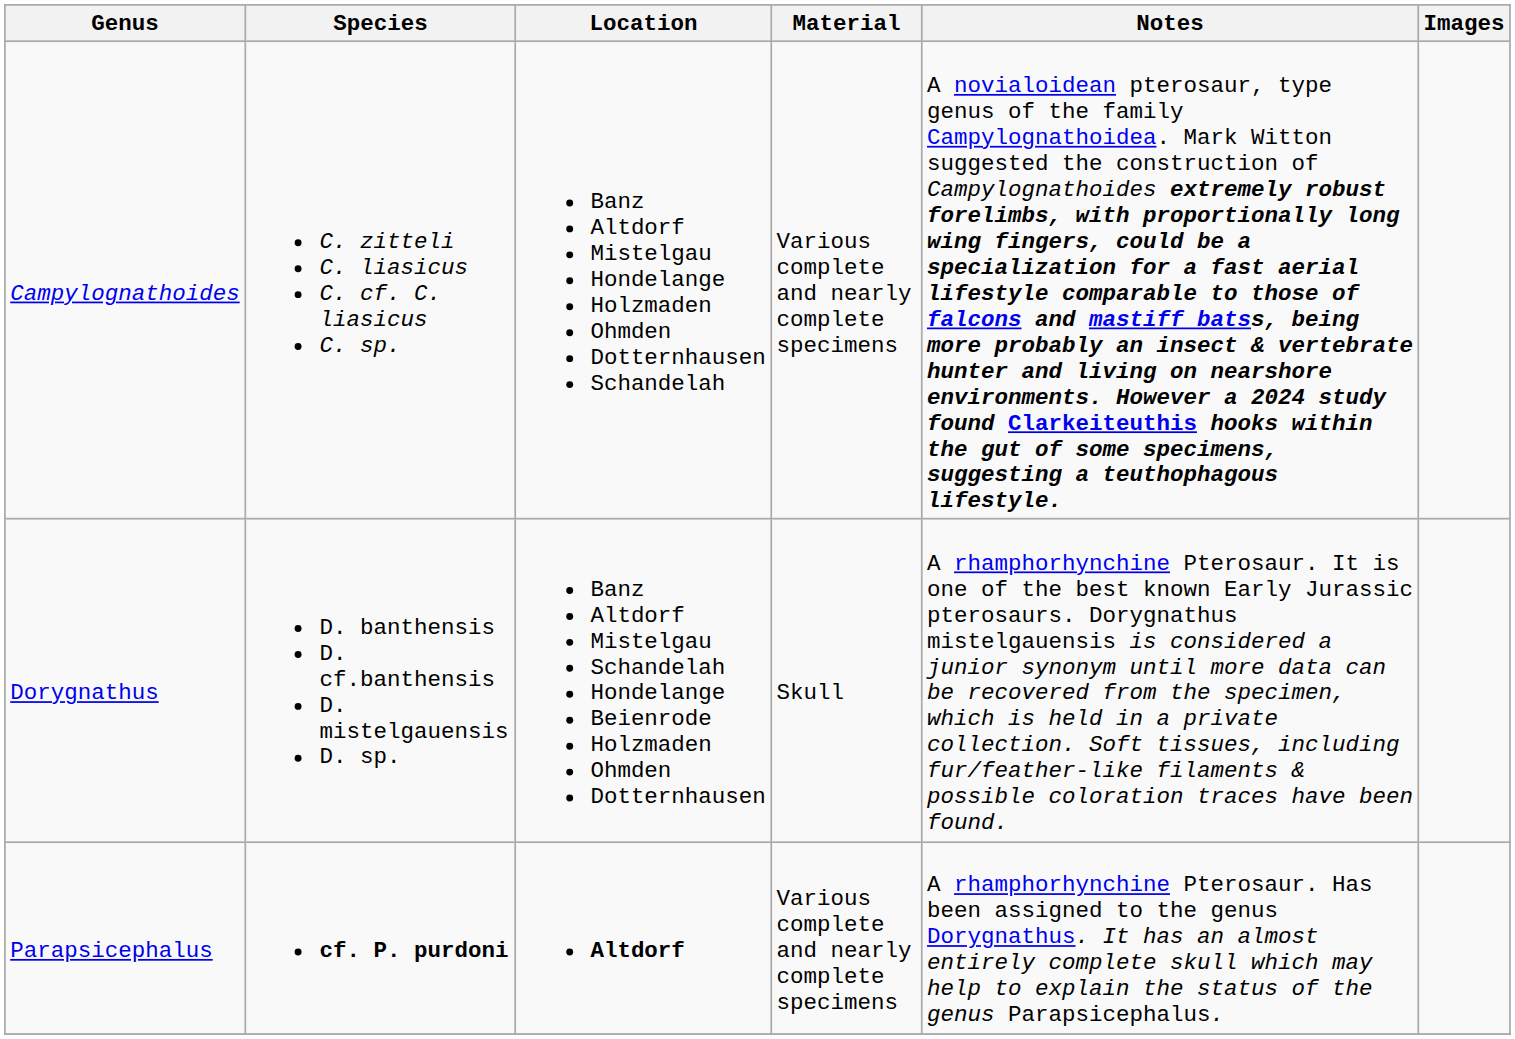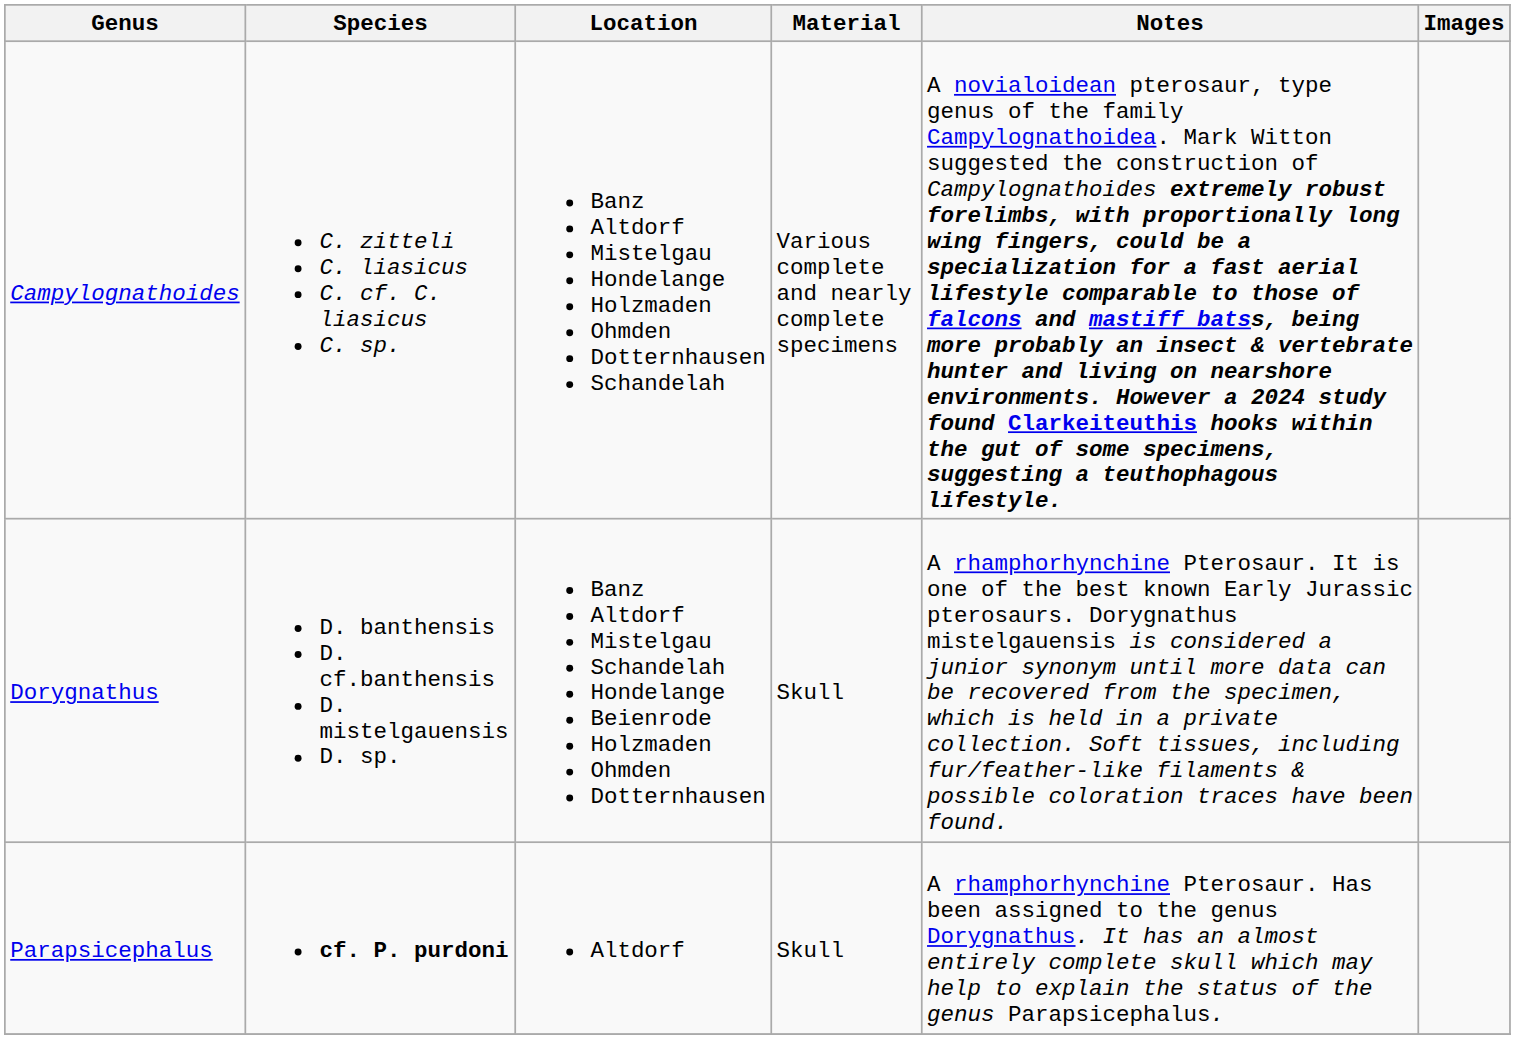(644, 951) bold -> (644, 951) normal
(844, 951) Various complete and nearly complete specimens -> (810, 951) Skull
